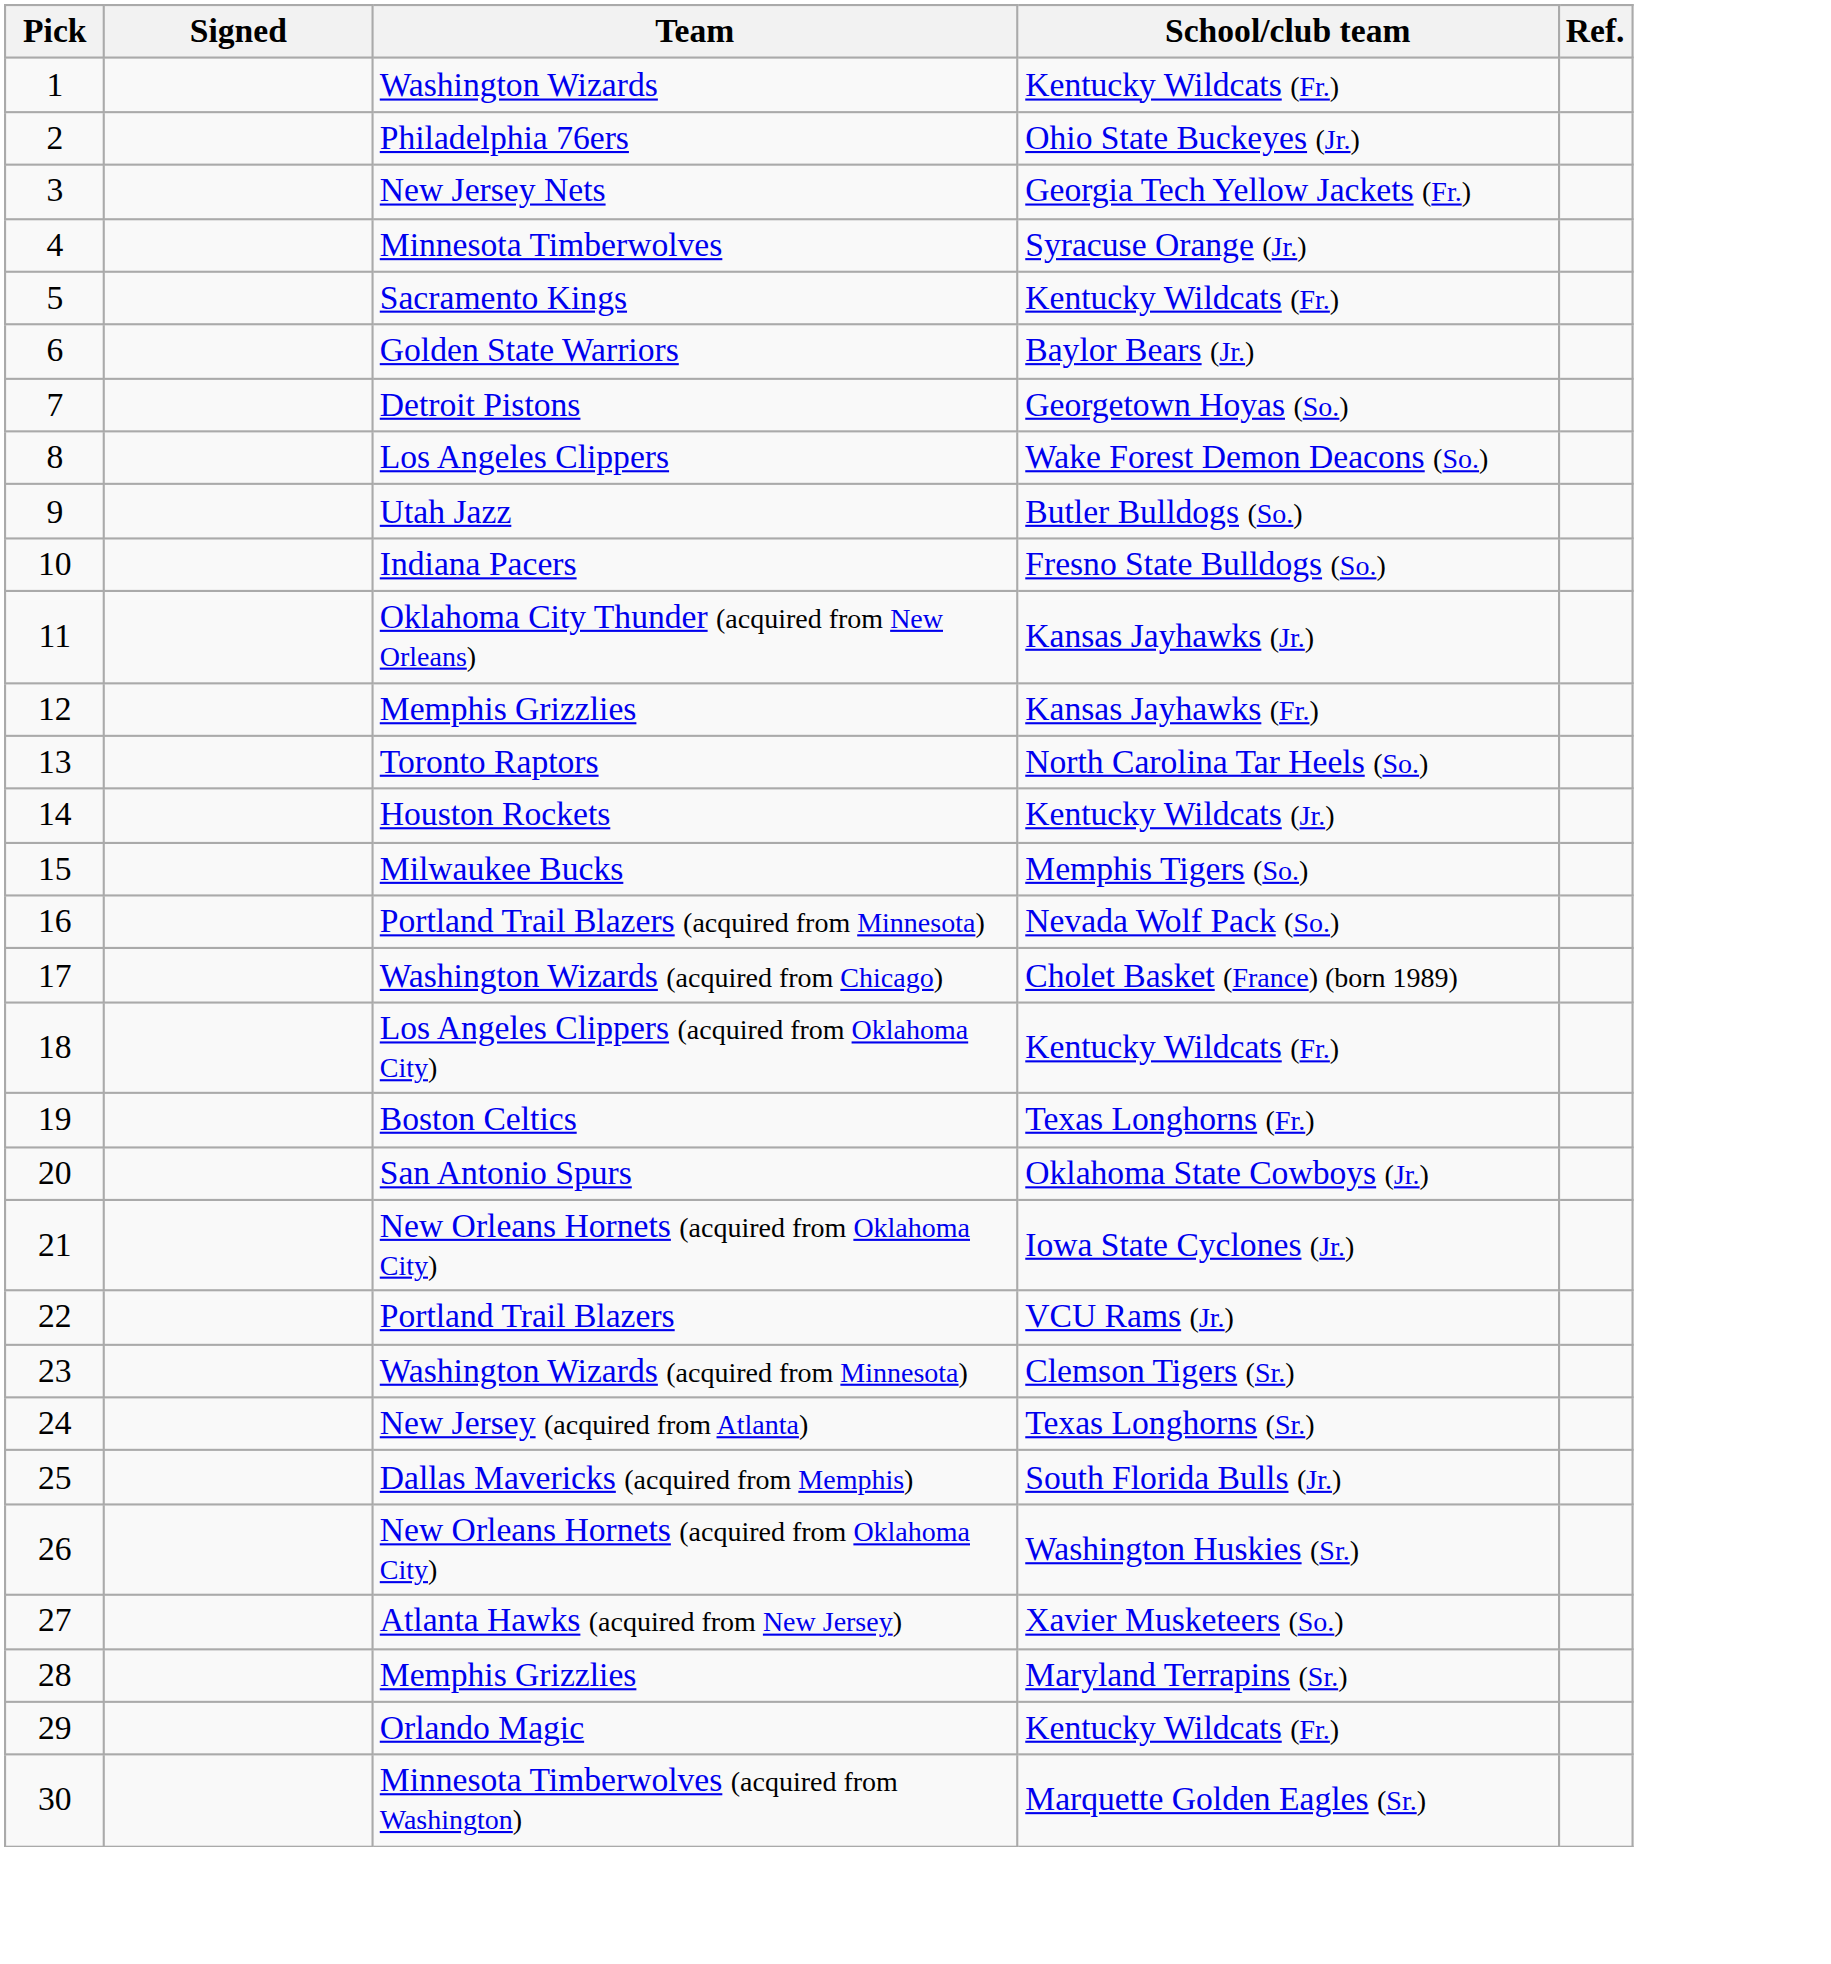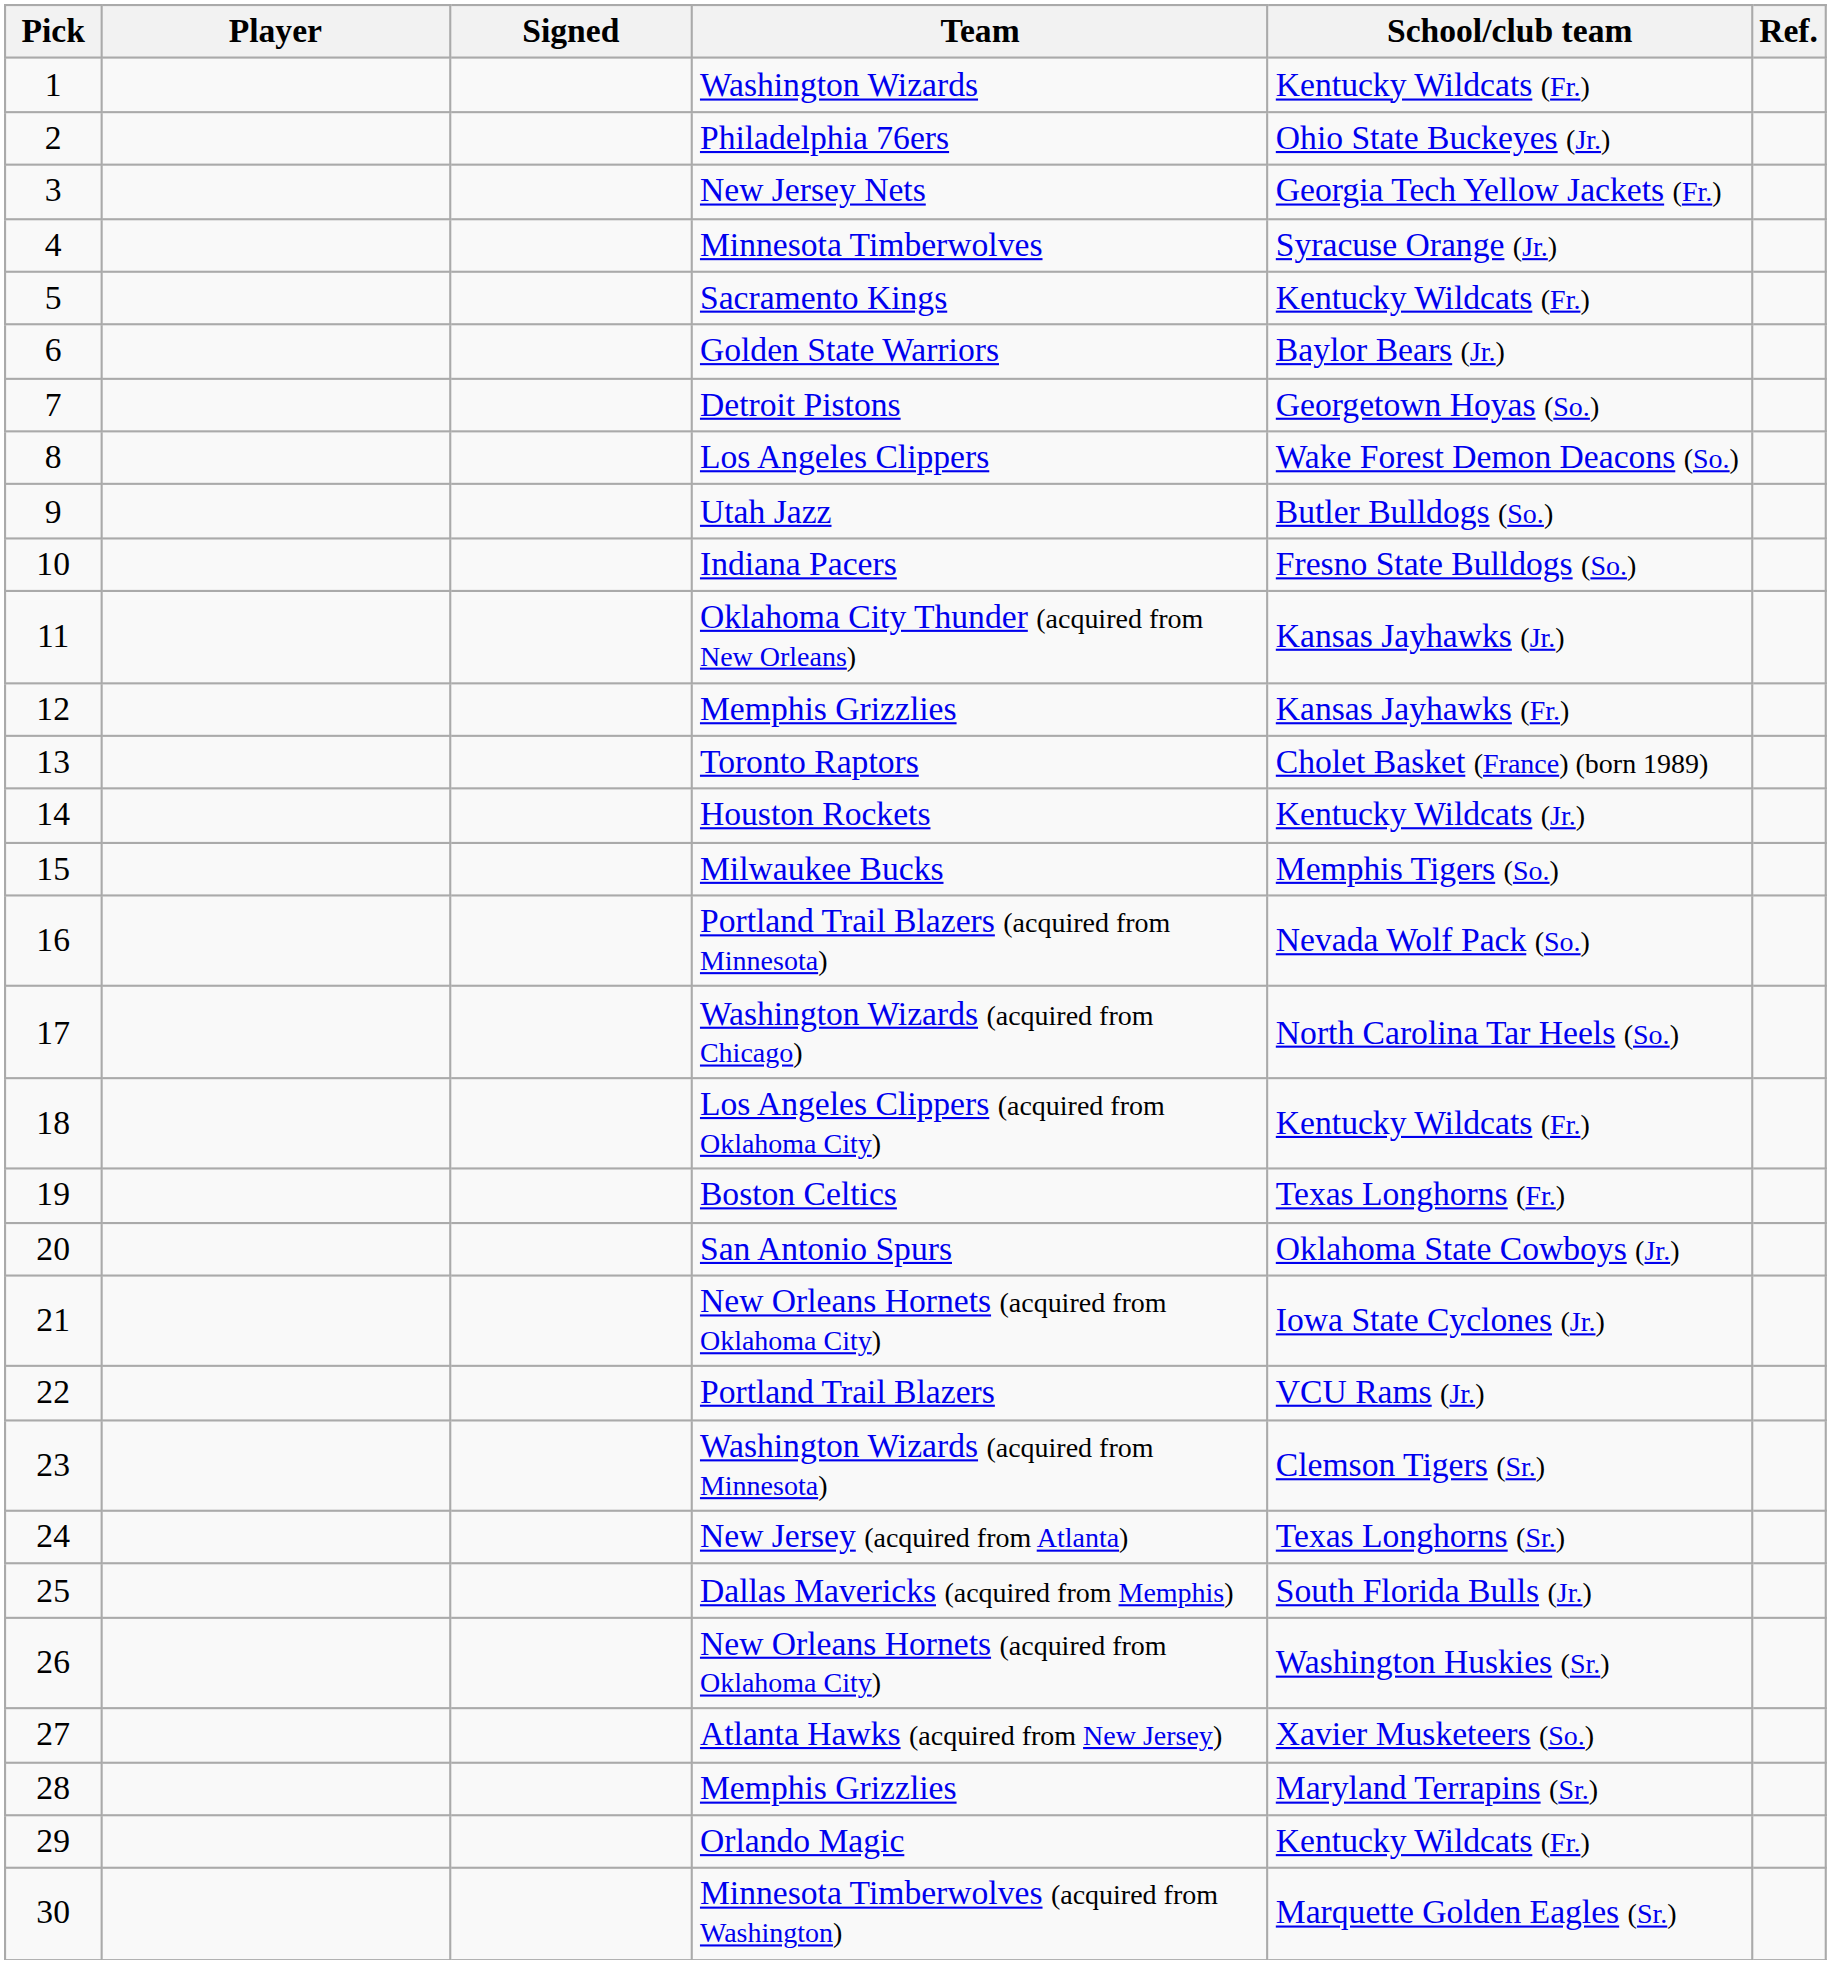+ column: (275, 31)
(1227, 761) North Carolina Tar Heels (So.) -> (1492, 761) Cholet Basket (France) (born 1989)
(1242, 974) Cholet Basket (France) (born 1989) -> (1477, 1031) North Carolina Tar Heels (So.)
